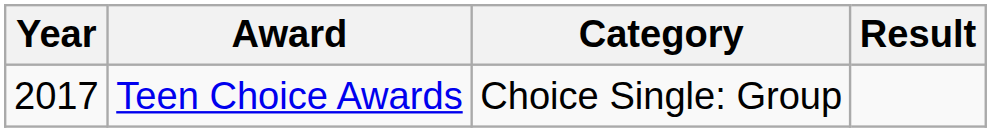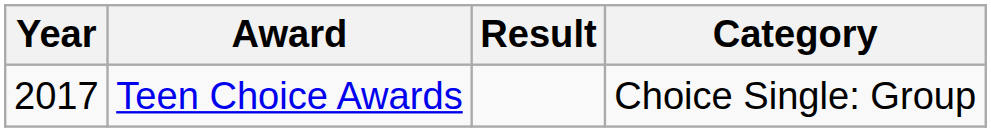columns swapped: (661, 34) <-> (918, 34)
